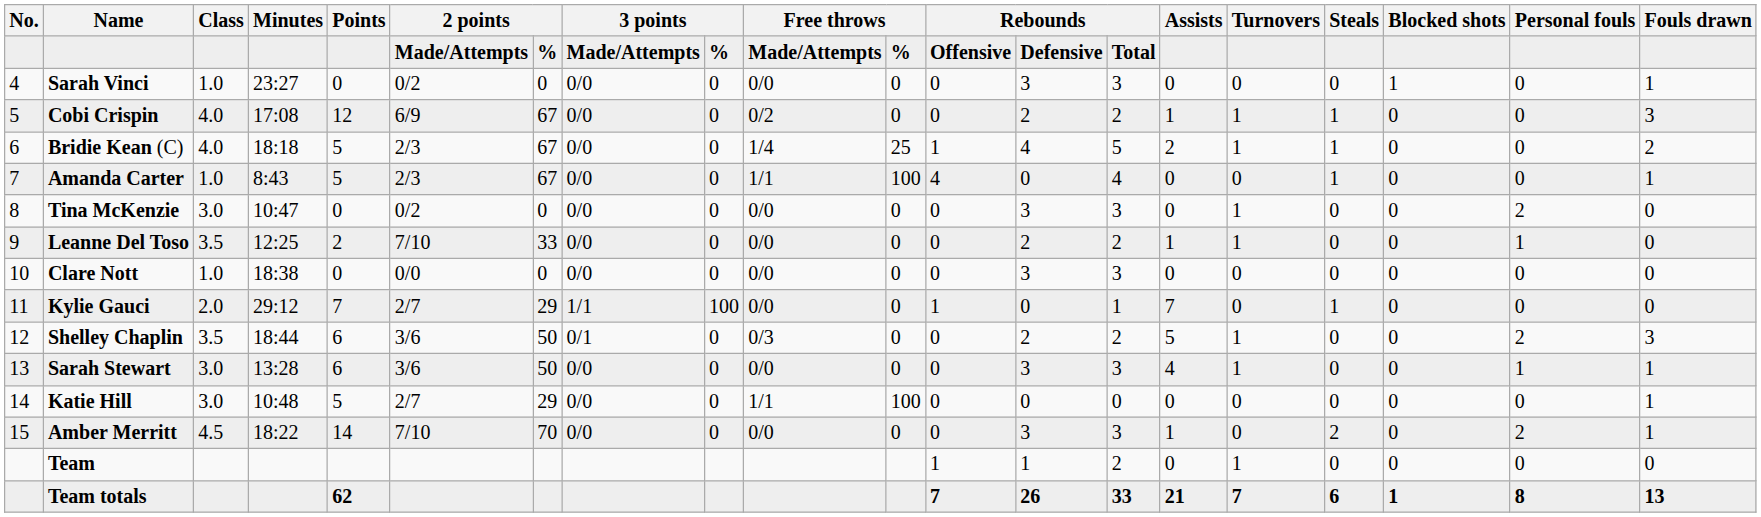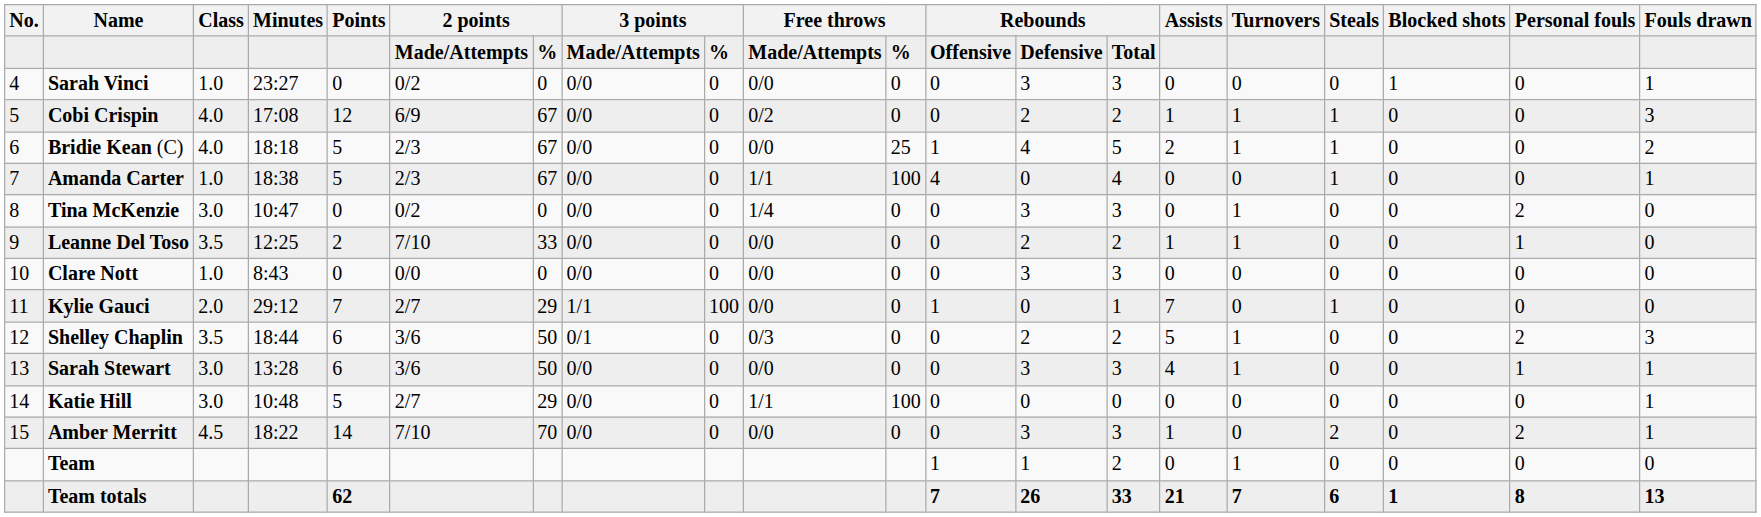(761, 147) 1/4 -> (761, 147) 0/0
(271, 178) 8:43 -> (276, 178) 18:38
(761, 210) 0/0 -> (761, 210) 1/4
(276, 274) 18:38 -> (271, 274) 8:43
